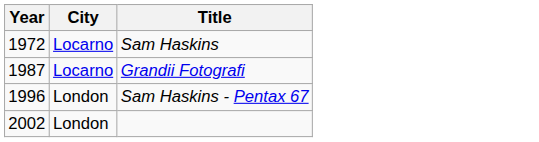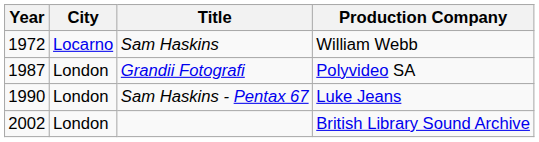+ column: (423, 17)
(83, 70) Locarno -> (81, 70) London
(27, 96) 1996 -> (27, 96) 1990
